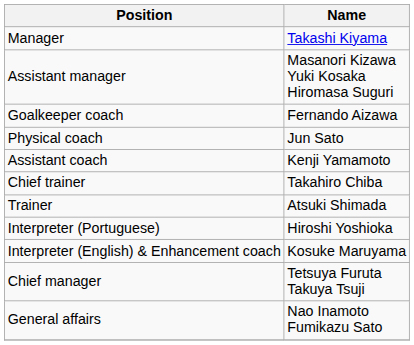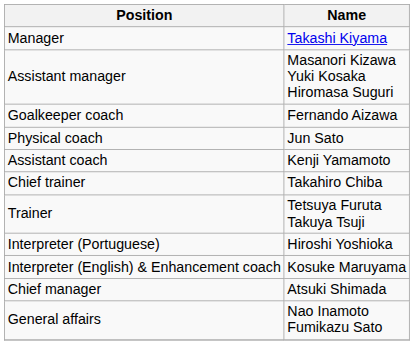(337, 205) Atsuki Shimada -> (334, 213) Tetsuya Furuta Takuya Tsuji
(334, 281) Tetsuya Furuta Takuya Tsuji -> (337, 289) Atsuki Shimada
